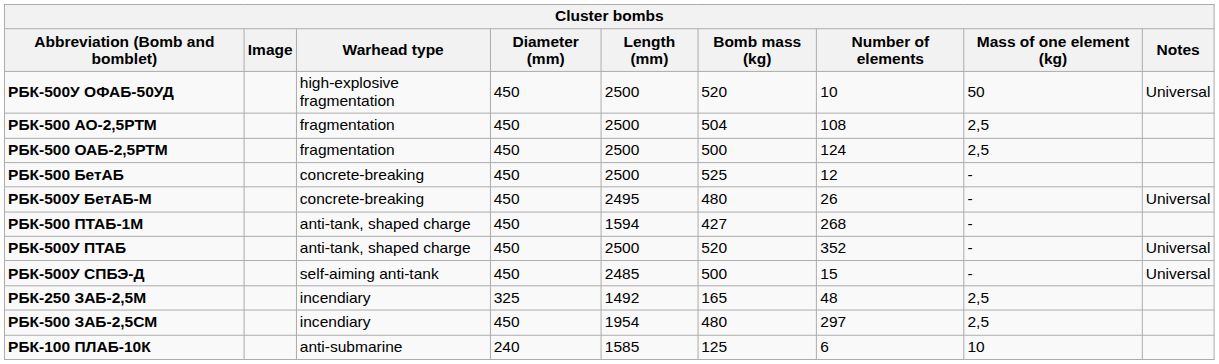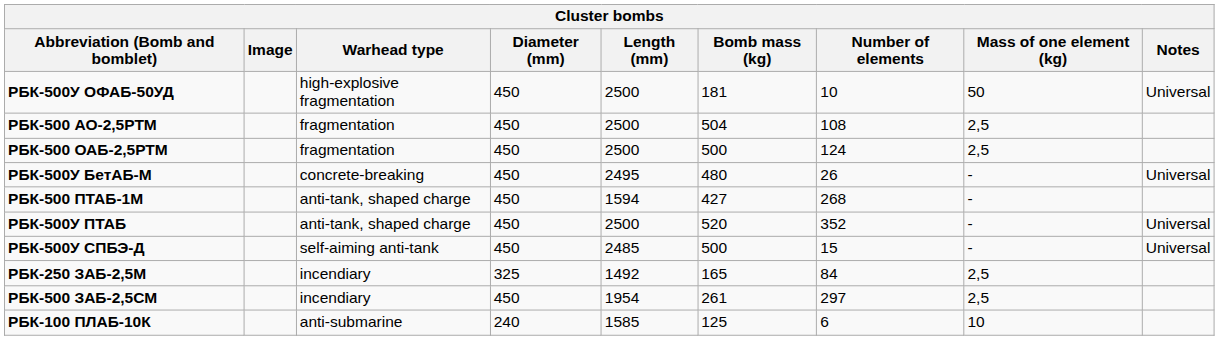(714, 92) 520 -> (714, 92) 181
- row: (66, 174)
(829, 297) 48 -> (829, 273) 84
(714, 322) 480 -> (714, 297) 261
